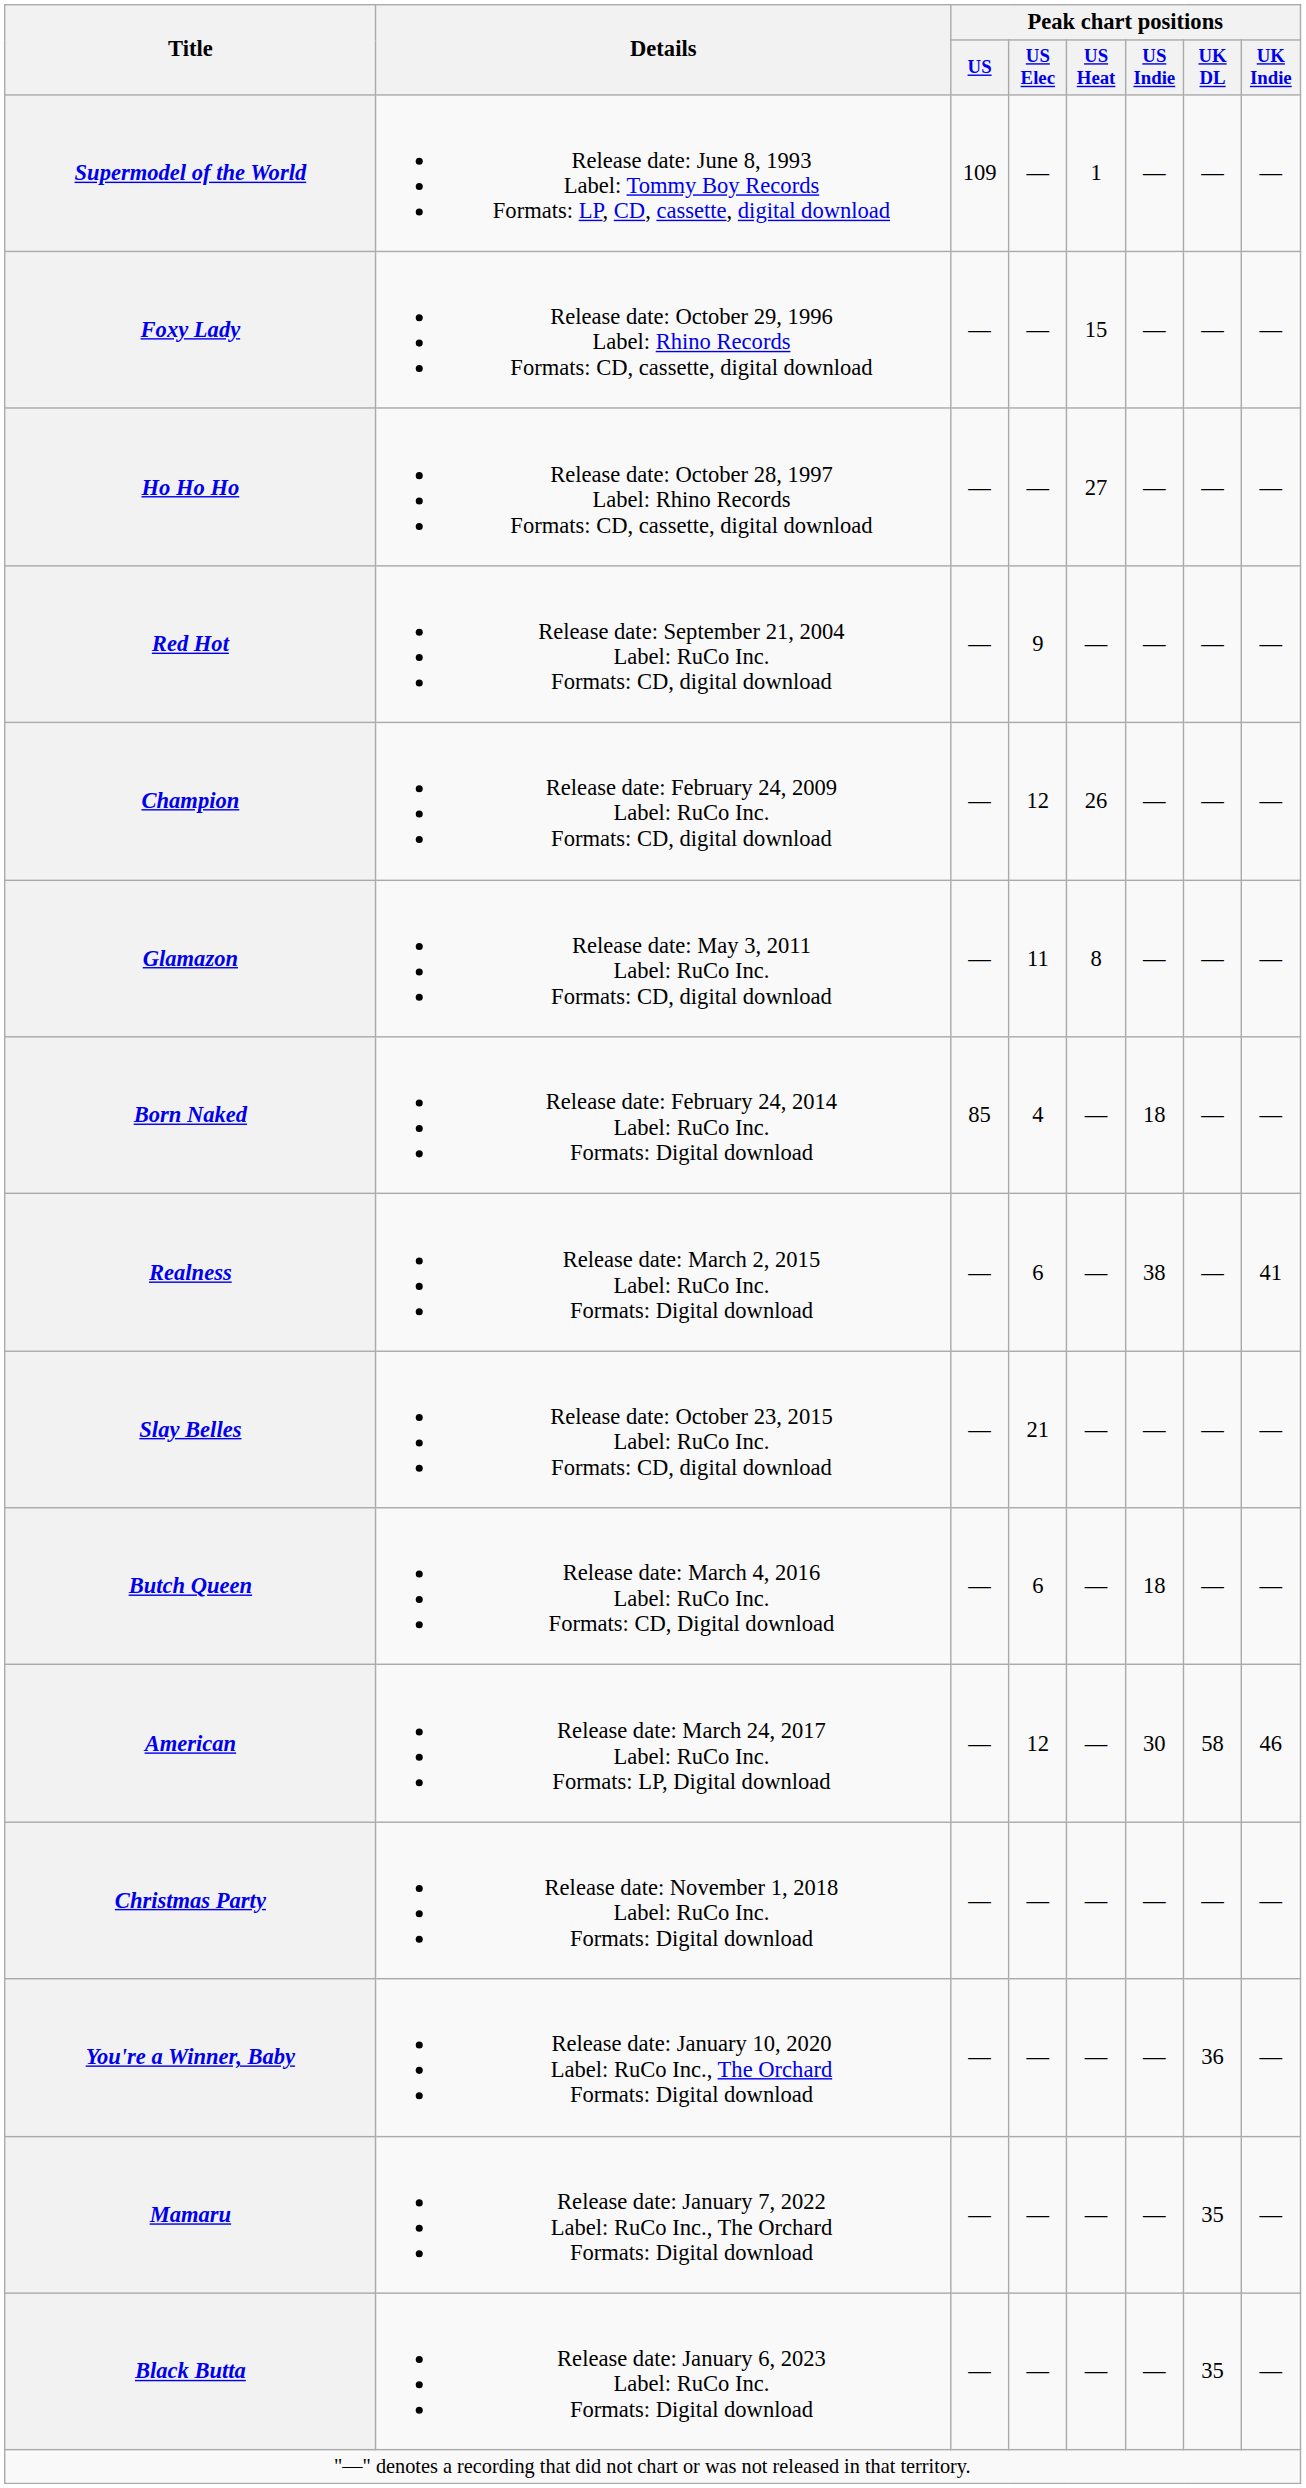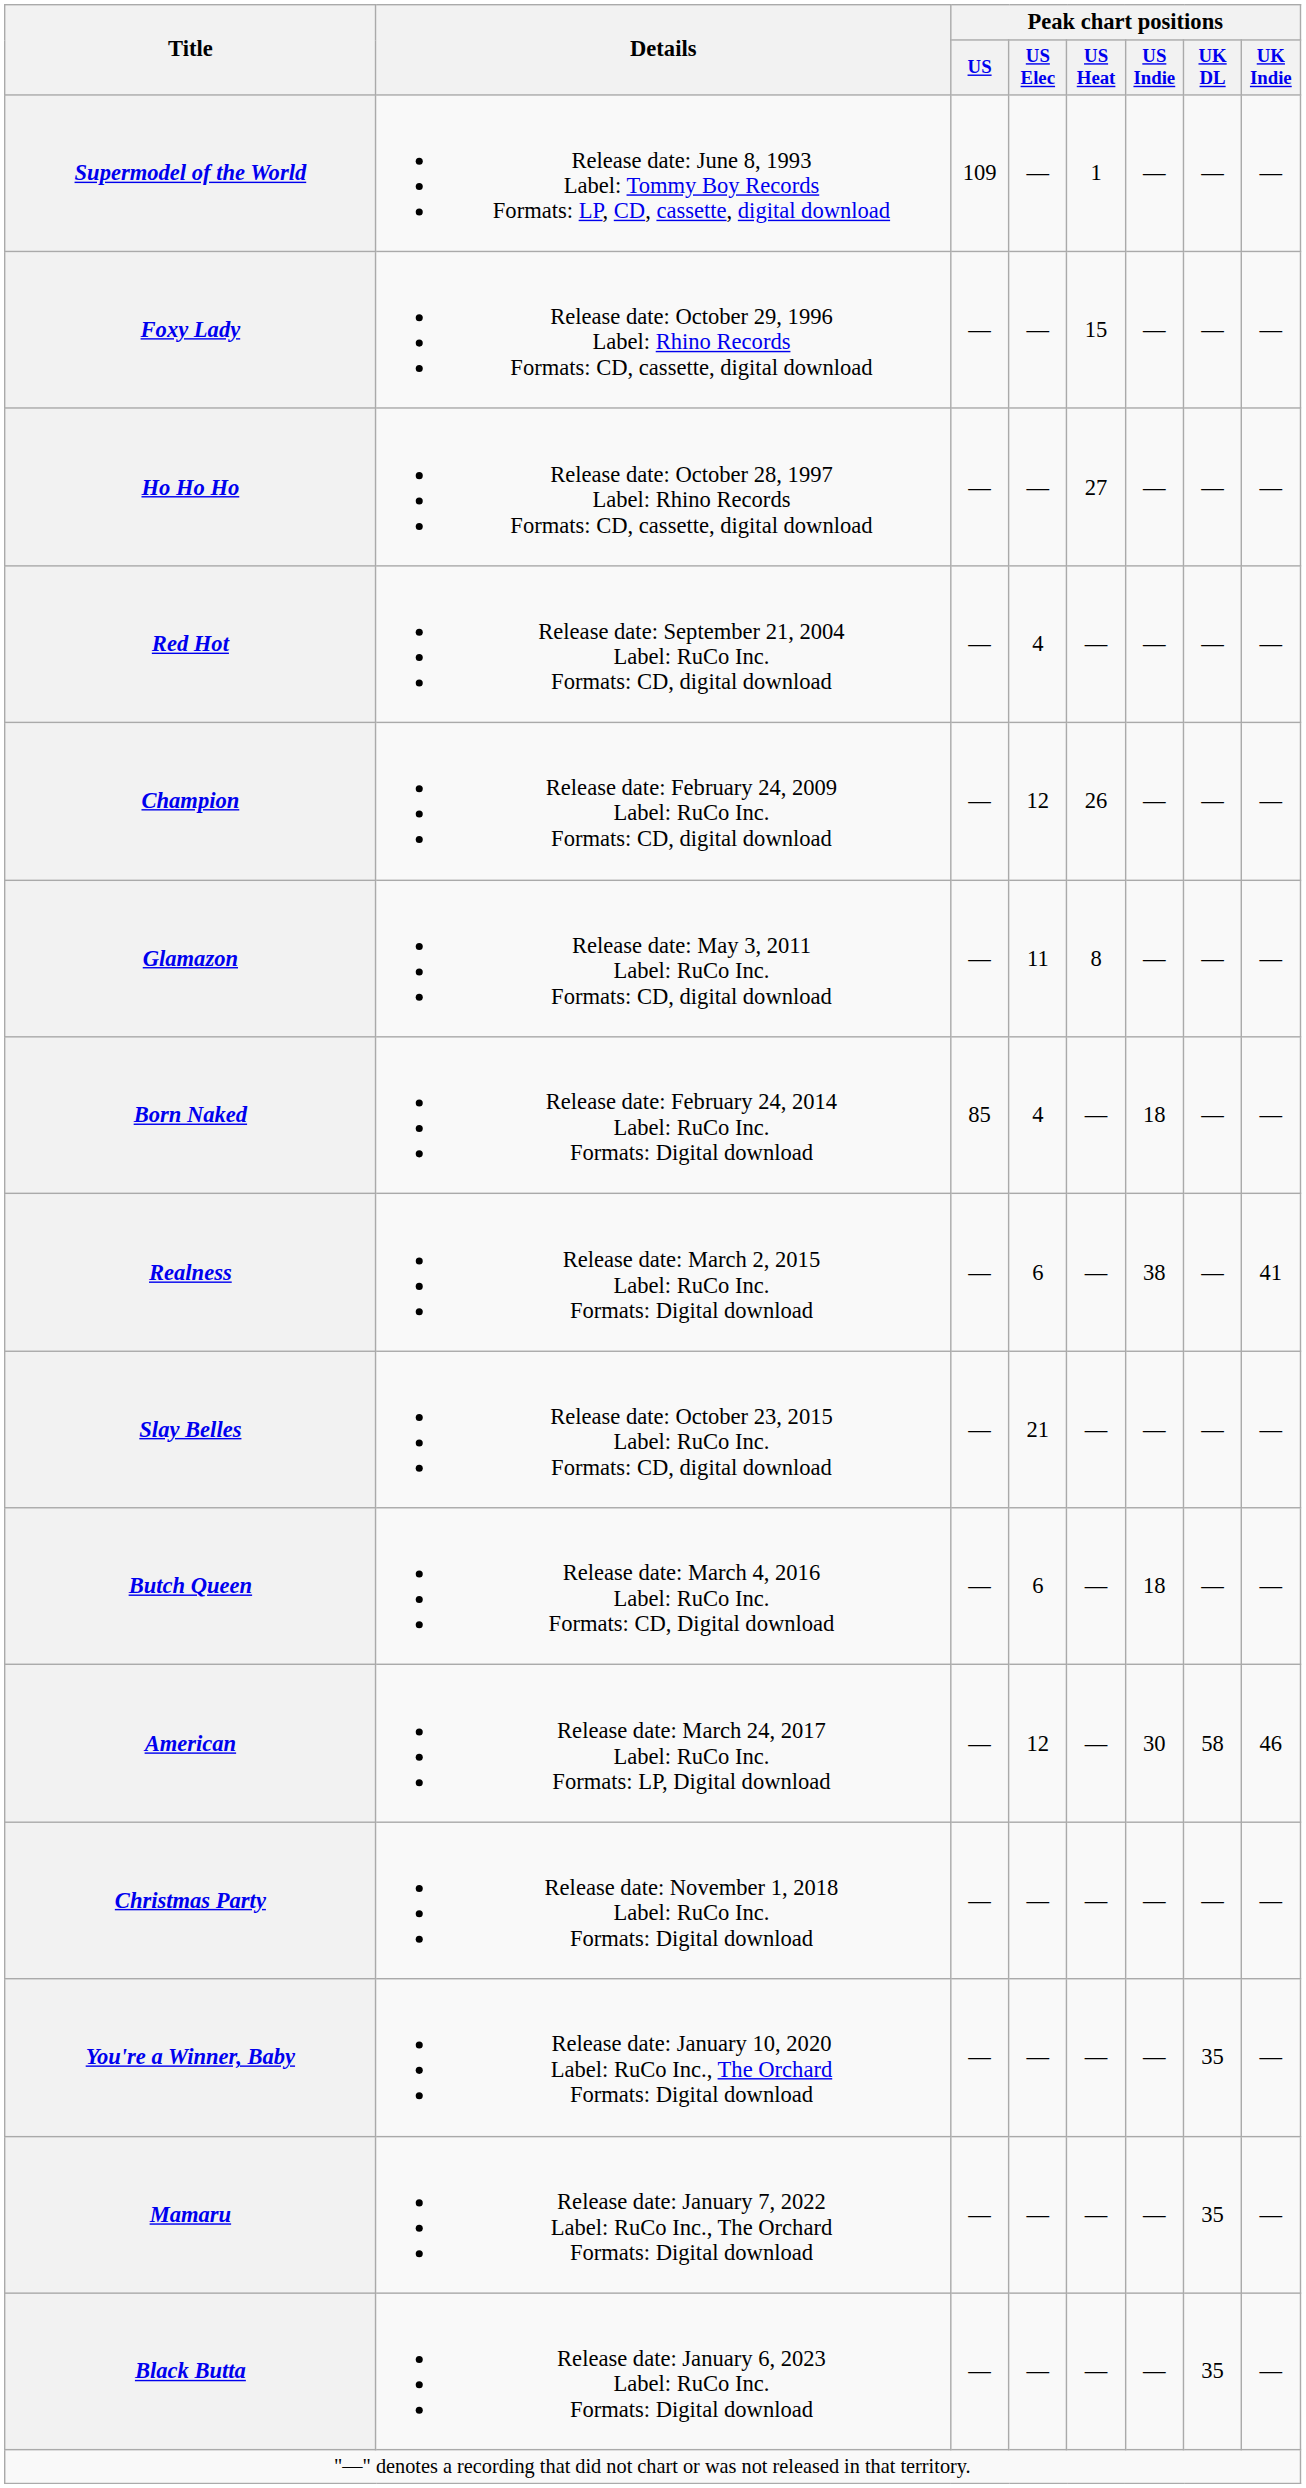(1038, 643) 9 -> (1038, 643) 4
(1213, 2057) 36 -> (1213, 2057) 35
